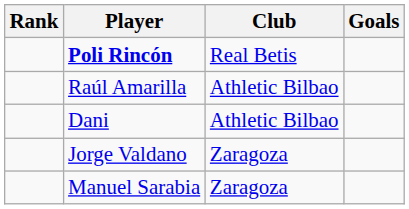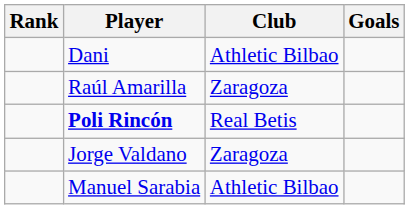rows swapped: (120, 54) <-> (88, 120)
(274, 87) Athletic Bilbao -> (249, 87) Zaragoza
(249, 187) Zaragoza -> (274, 187) Athletic Bilbao
